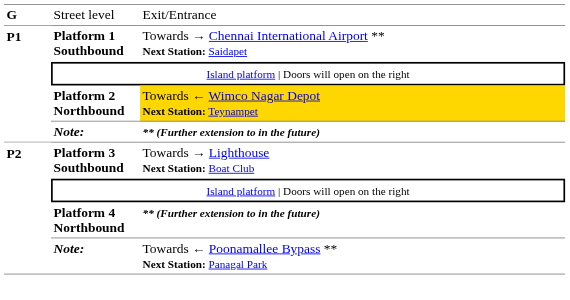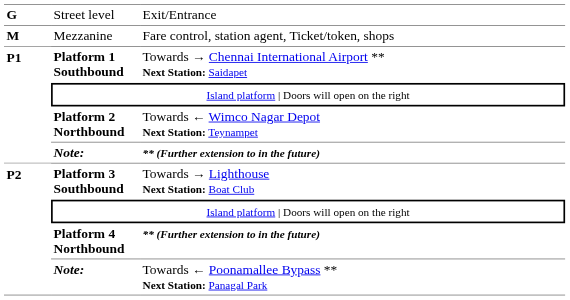+ row: (13, 36)
(231, 103) gold background -> (231, 124) no background
